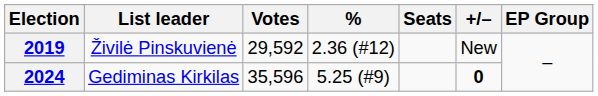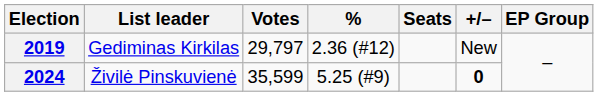(164, 47) Živilė Pinskuvienė -> (164, 47) Gediminas Kirkilas
(275, 47) 29,592 -> (275, 47) 29,797
(164, 76) Gediminas Kirkilas -> (164, 76) Živilė Pinskuvienė
(275, 76) 35,596 -> (275, 76) 35,599
